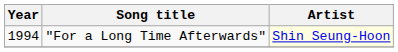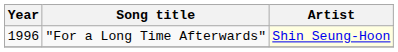(23, 37) 1994 -> (23, 37) 1996
